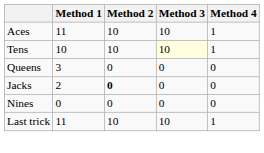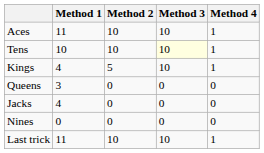+ row: (21, 67)
(58, 85) 2 -> (58, 103) 4
(110, 85) bold -> (110, 103) normal
